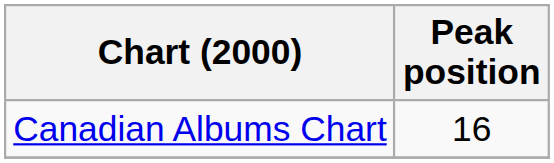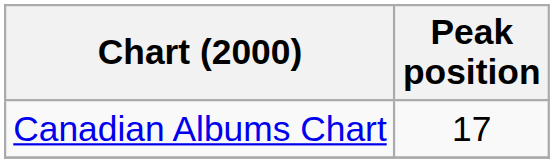(472, 128) 16 -> (472, 128) 17
